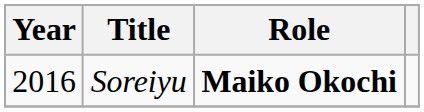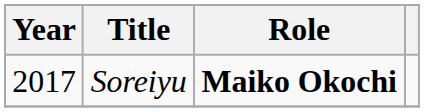(44, 80) 2016 -> (44, 80) 2017
